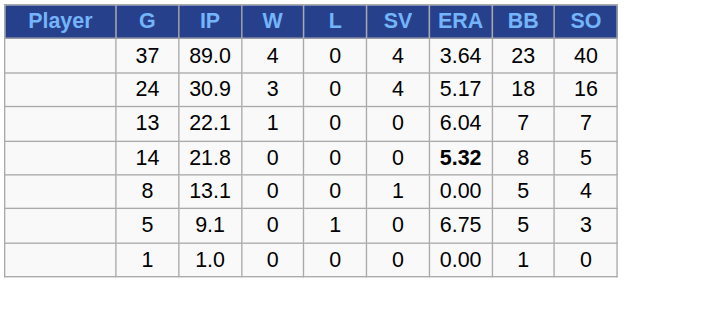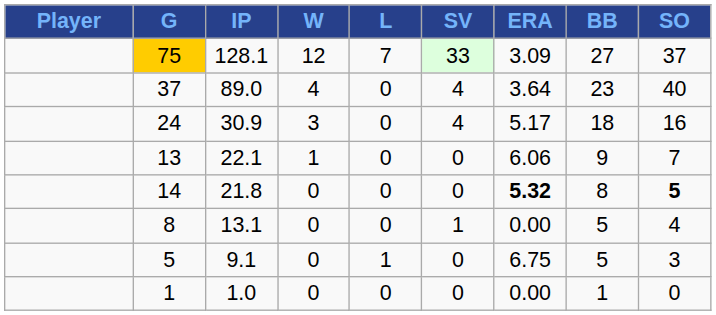+ row: (169, 55)
(461, 123) 6.04 -> (530, 157) 6.06
(523, 123) 7 -> (602, 157) 9
(586, 157) normal -> (675, 191) bold
